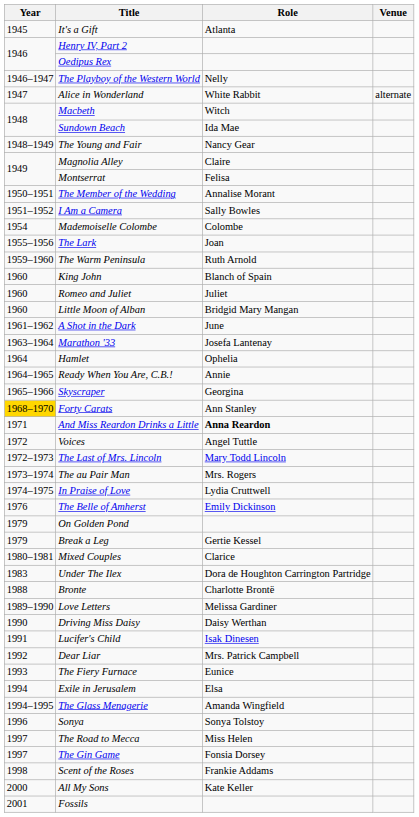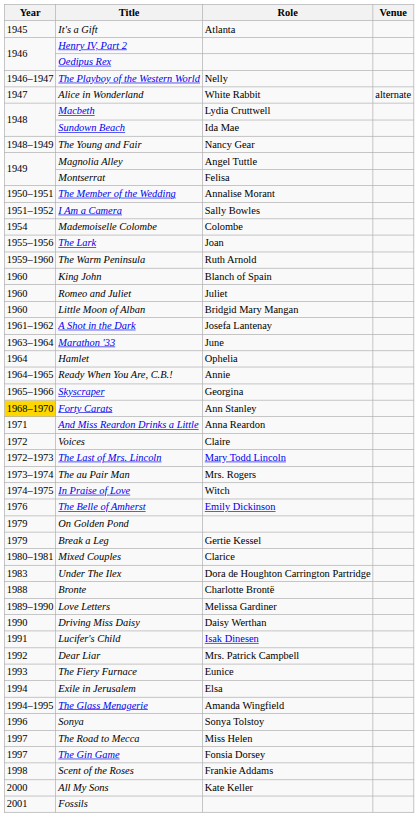(217, 111) Witch -> (238, 111) Lydia Cruttwell
(217, 161) Claire -> (231, 161) Angel Tuttle
(214, 326) June -> (238, 326) Josefa Lantenay
(238, 342) Josefa Lantenay -> (214, 342) June
(238, 425) bold -> (235, 425) normal
(231, 441) Angel Tuttle -> (217, 441) Claire
(238, 491) Lydia Cruttwell -> (217, 491) Witch
